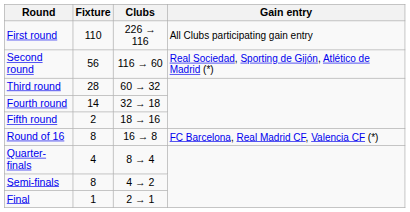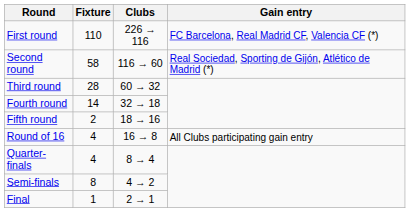(241, 35) All Clubs participating gain entry -> (274, 35) FC Barcelona, Real Madrid CF, Valencia CF (*)
(93, 64) 56 -> (93, 64) 58
(93, 137) 8 -> (93, 137) 4
(274, 137) FC Barcelona, Real Madrid CF, Valencia CF (*) -> (241, 137) All Clubs participating gain entry
